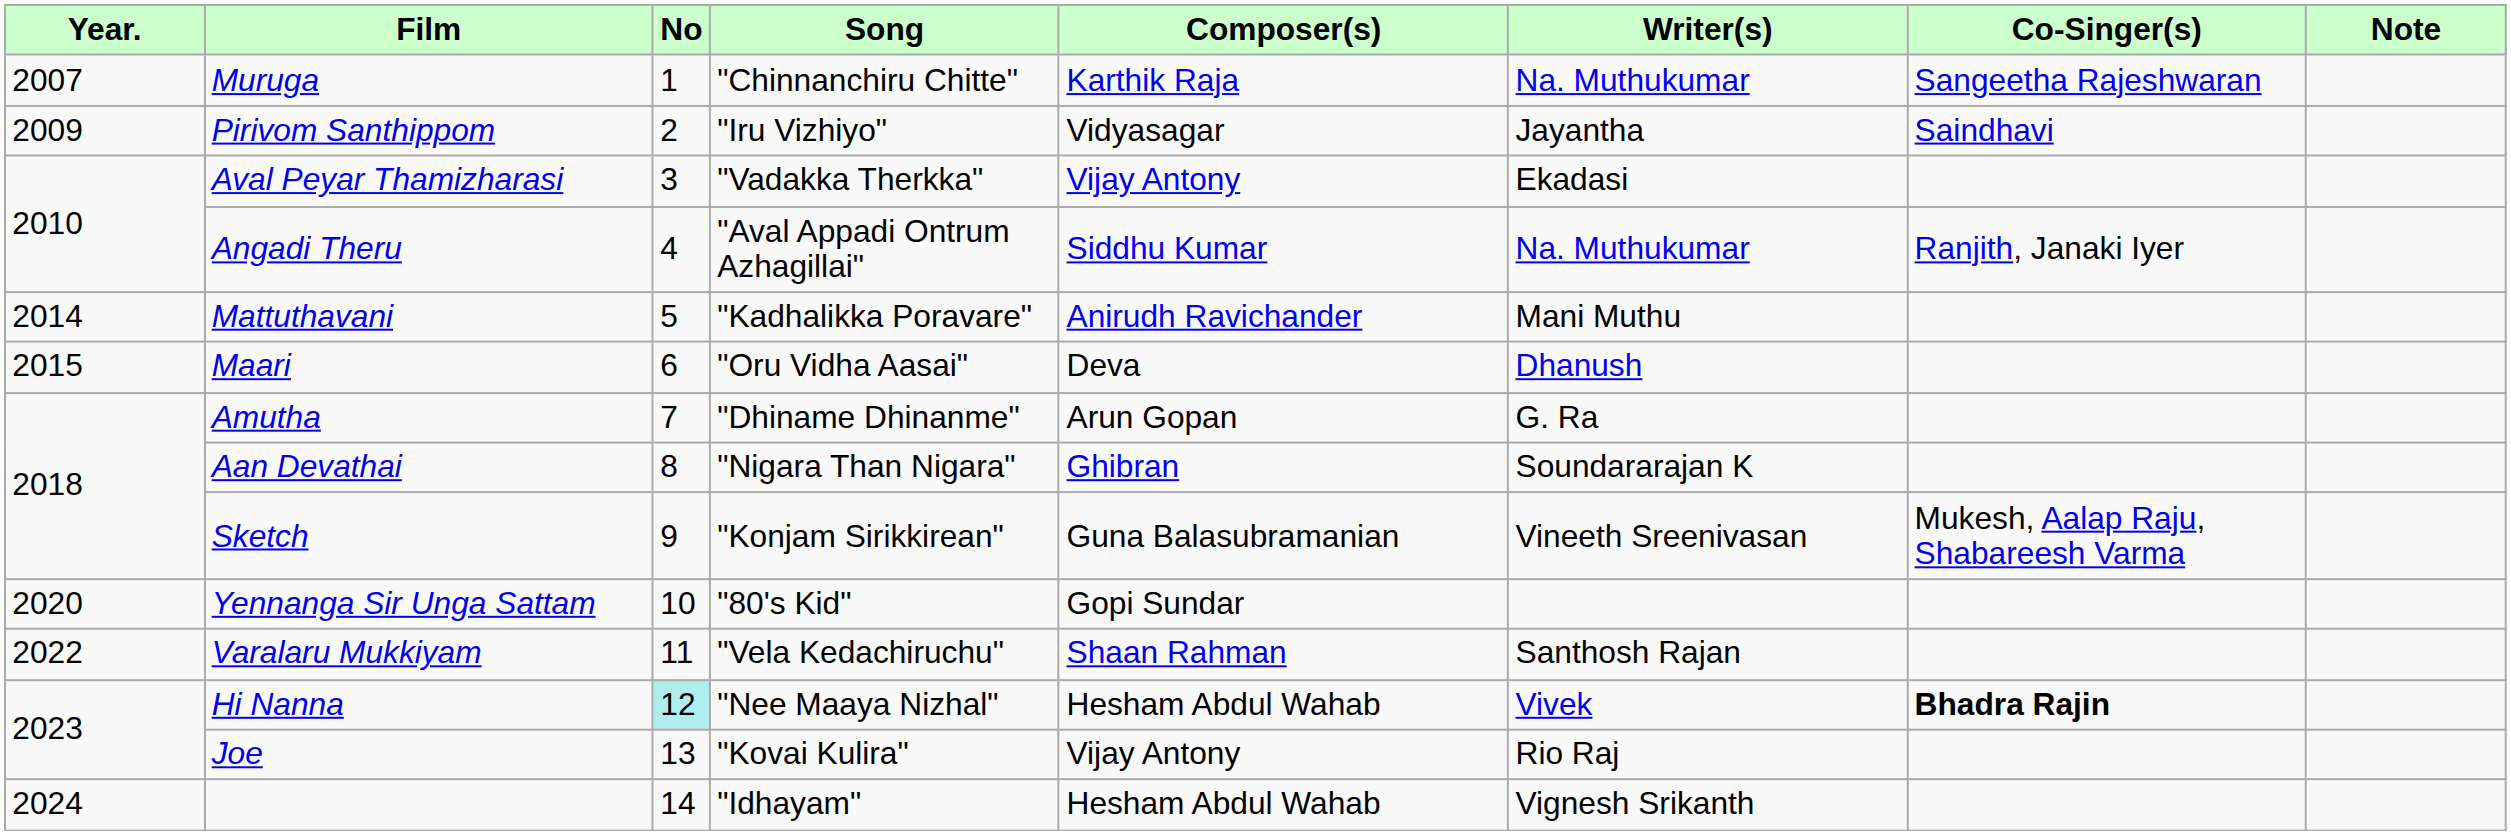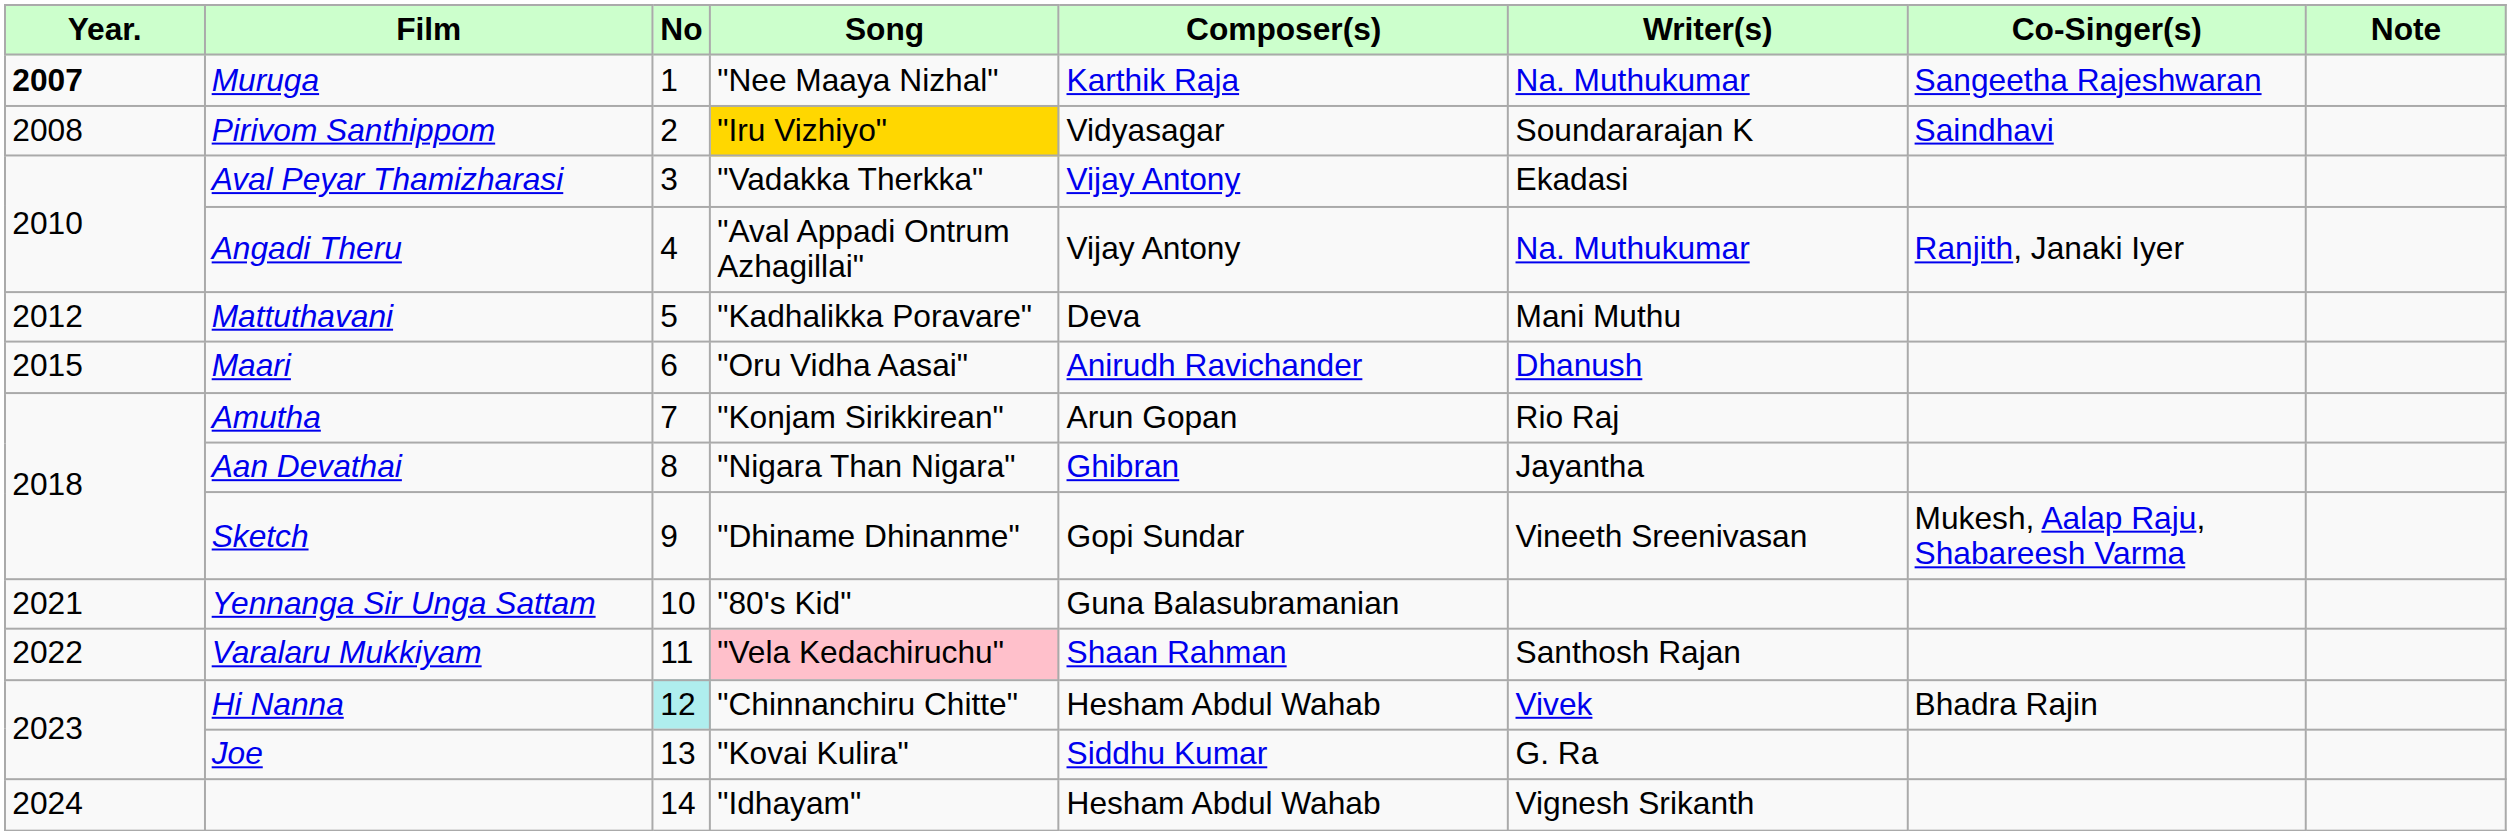(48, 79) normal -> (48, 79) bold
(868, 79) "Chinnanchiru Chitte" -> (858, 79) "Nee Maaya Nizhal"
(48, 130) 2009 -> (48, 130) 2008
(802, 130) no background -> (802, 130) gold background
(1580, 130) Jayantha -> (1634, 130) Soundararajan K
(1167, 248) Siddhu Kumar -> (1153, 248) Vijay Antony
(48, 316) 2014 -> (48, 316) 2012
(1214, 316) Anirudh Ravichander -> (1104, 316) Deva
(1104, 366) Deva -> (1214, 366) Anirudh Ravichander
(868, 416) "Dhiname Dhinanme" -> (861, 416) "Konjam Sirikkirean"
(1557, 416) G. Ra -> (1567, 416) Rio Raj
(1634, 467) Soundararajan K -> (1580, 467) Jayantha
(861, 535) "Konjam Sirikkirean" -> (868, 535) "Dhiname Dhinanme"
(1233, 535) Guna Balasubramanian -> (1155, 535) Gopi Sundar
(48, 603) 2020 -> (48, 603) 2021
(1155, 603) Gopi Sundar -> (1233, 603) Guna Balasubramanian
(861, 653) no background -> (861, 653) pink background
(858, 703) "Nee Maaya Nizhal" -> (868, 703) "Chinnanchiru Chitte"
(2012, 703) bold -> (2006, 703) normal
(1153, 754) Vijay Antony -> (1167, 754) Siddhu Kumar
(1567, 754) Rio Raj -> (1557, 754) G. Ra
